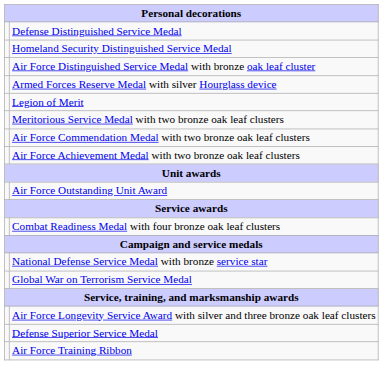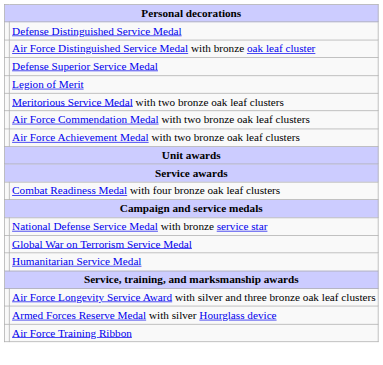- row: (122, 48)
rows swapped: (85, 333) <-> (144, 84)
- row: (90, 191)
+ row: (77, 262)
